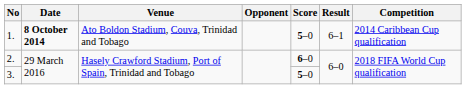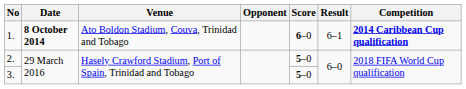(305, 35) 5–0 -> (304, 35) 6–0
(397, 35) normal -> (398, 35) bold
(305, 58) 6–0 -> (304, 58) 5–0
